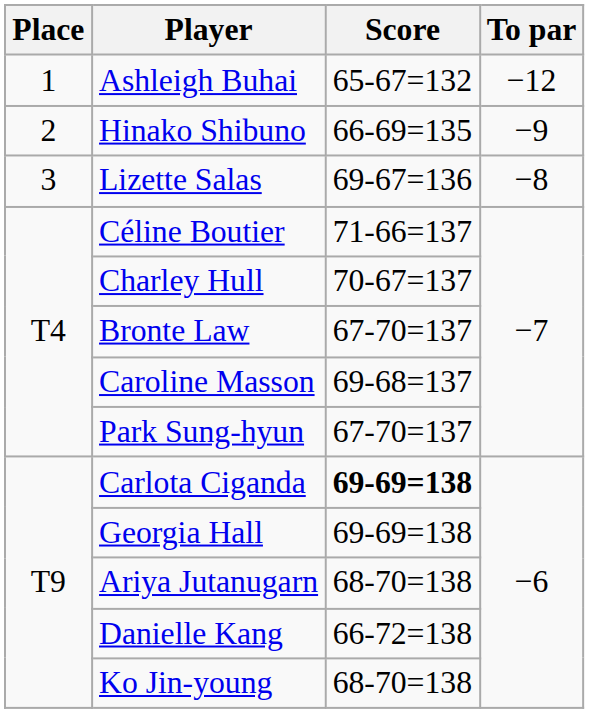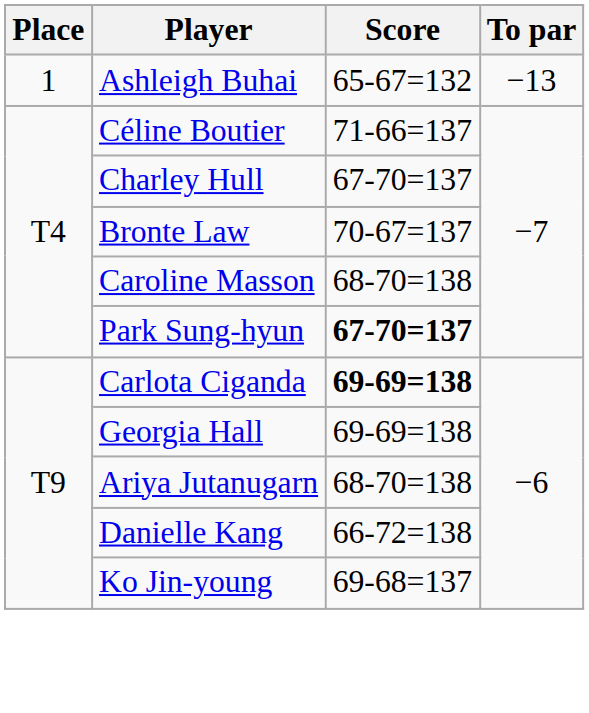(532, 79) −12 -> (532, 79) −13
- row: (202, 130)
- row: (180, 180)
(402, 280) 70-67=137 -> (402, 180) 67-70=137
(402, 331) 67-70=137 -> (402, 230) 70-67=137
(402, 381) 69-68=137 -> (402, 280) 68-70=138
(402, 431) normal -> (402, 331) bold
(402, 682) 68-70=138 -> (402, 582) 69-68=137
